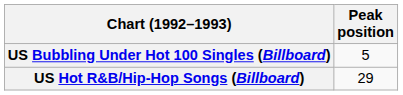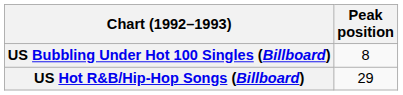(366, 55) 5 -> (366, 55) 8
